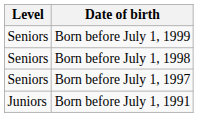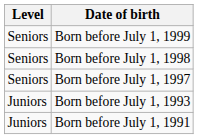+ row: (122, 101)
